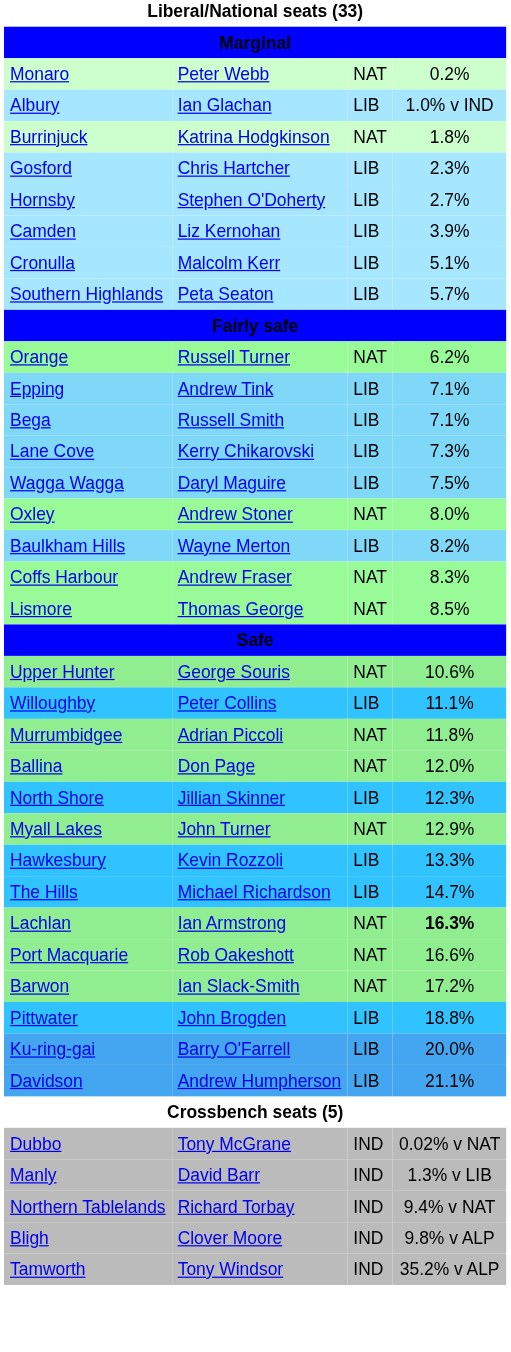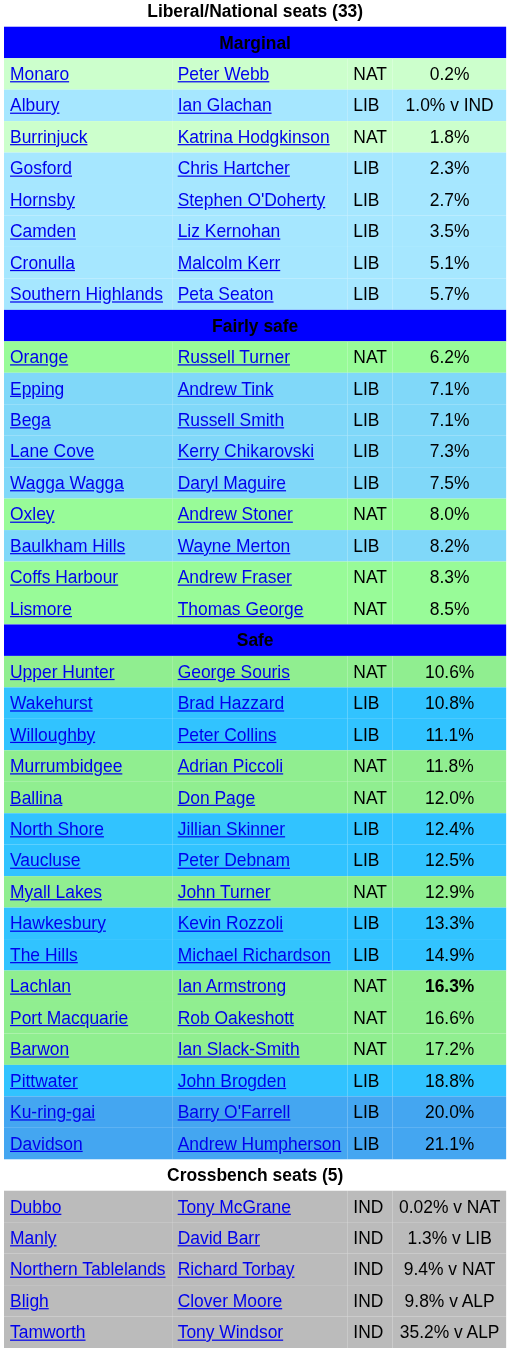(450, 231) 3.9% -> (450, 231) 3.5%
+ row: (51, 703)
(450, 797) 12.3% -> (450, 829) 12.4%
+ row: (45, 860)
(450, 892) 14.7% -> (450, 954) 14.9%
